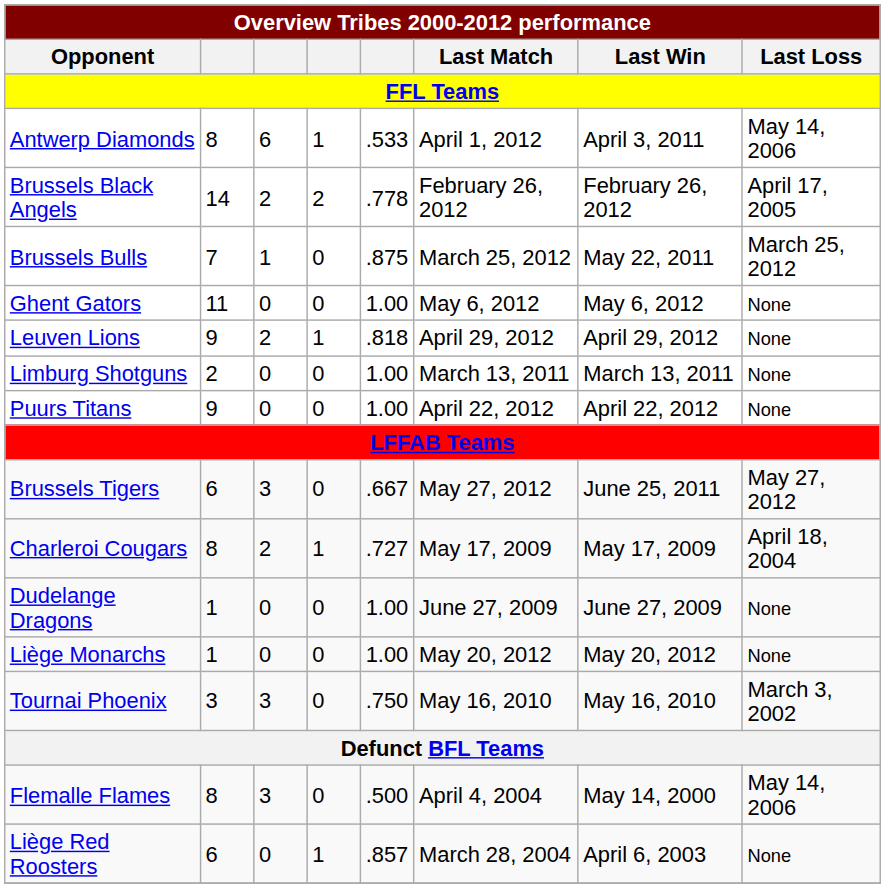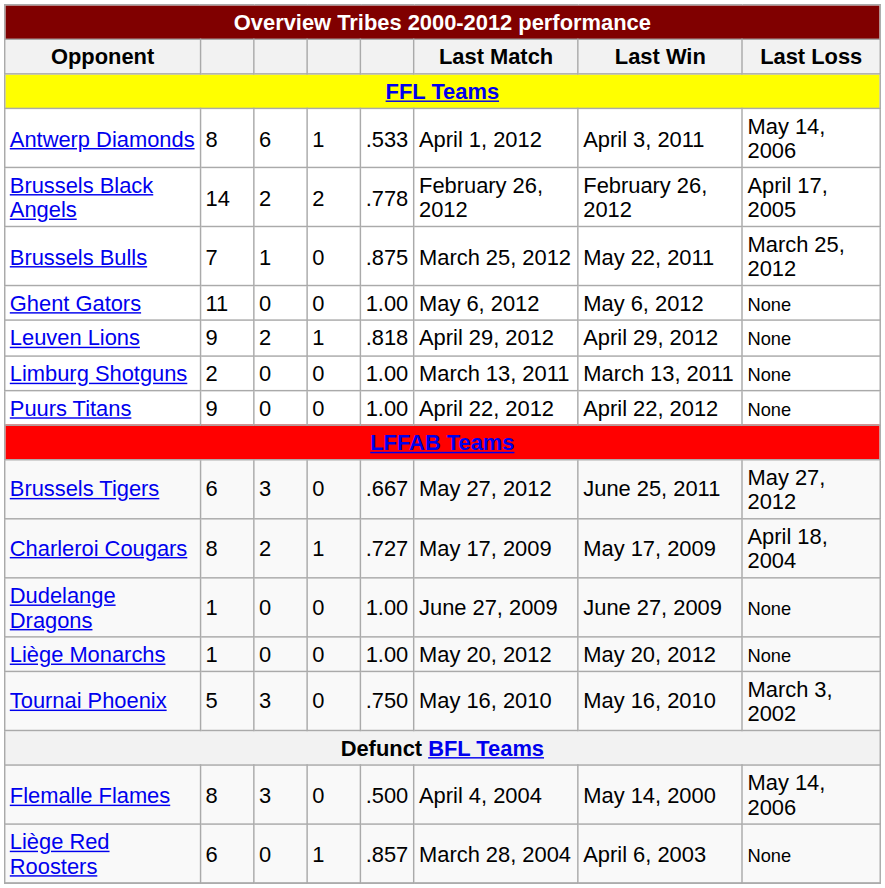(212, 701) 3 -> (212, 701) 5
